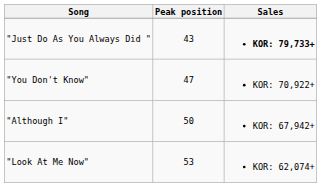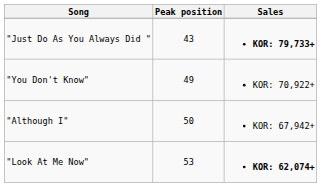(189, 80) 47 -> (189, 80) 49
(271, 167) normal -> (271, 167) bold
